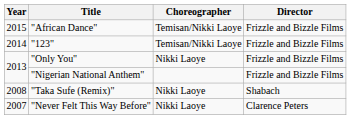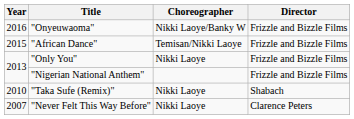+ row: (63, 28)
- row: (42, 43)
(17, 91) 2008 -> (17, 91) 2010
